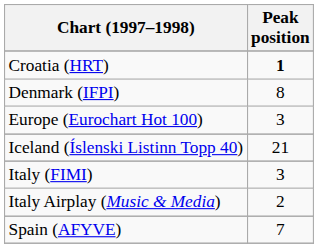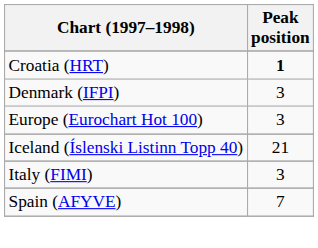(280, 92) 8 -> (280, 92) 3
- row: (115, 202)
